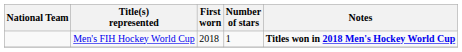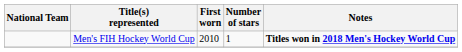(209, 39) 2018 -> (209, 39) 2010
